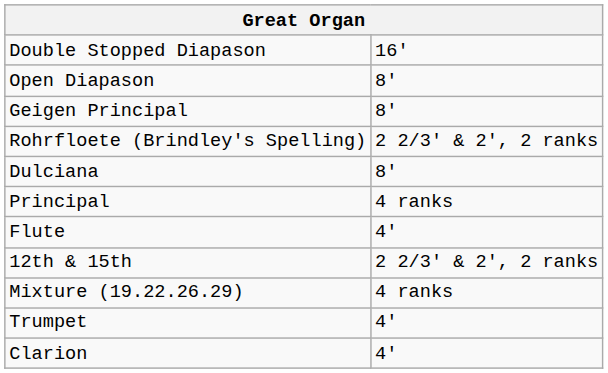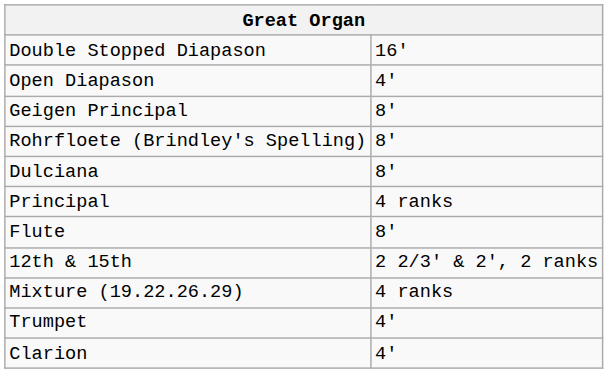(386, 81) 8' -> (386, 81) 4'
(487, 141) 2 2/3' & 2', 2 ranks -> (386, 141) 8'
(386, 232) 4' -> (386, 232) 8'
